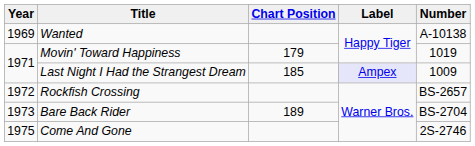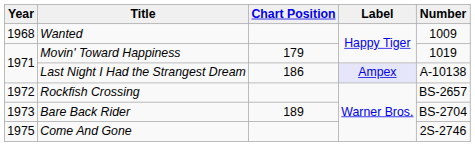(21, 33) 1969 -> (21, 33) 1968
(443, 33) A-10138 -> (443, 33) 1009
(294, 72) 185 -> (294, 72) 186
(443, 72) 1009 -> (443, 72) A-10138
